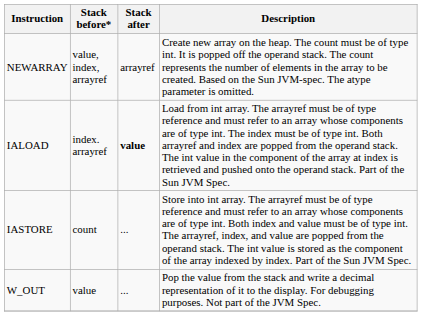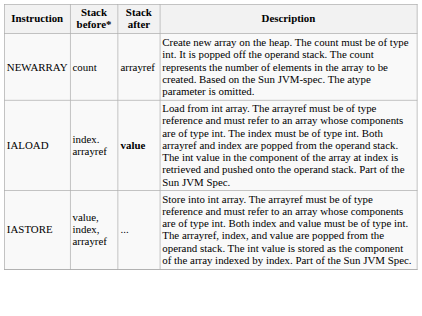(90, 67) value, index, arrayref -> (85, 67) count
(85, 230) count -> (90, 230) value, index, arrayref
- row: (26, 290)
